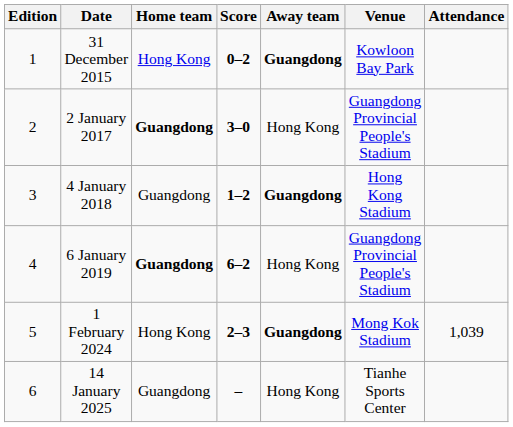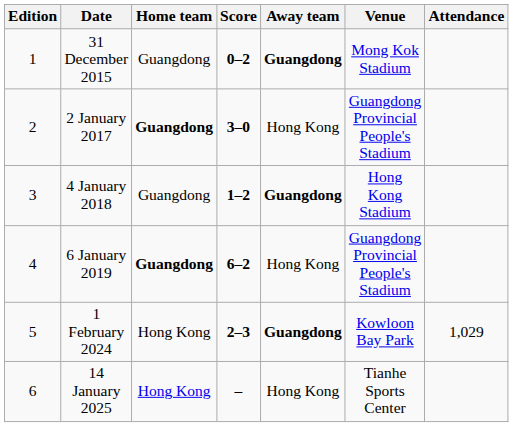(174, 58) Hong Kong -> (174, 58) Guangdong
(385, 58) Kowloon Bay Park -> (385, 58) Mong Kok Stadium
(385, 331) Mong Kok Stadium -> (385, 331) Kowloon Bay Park
(466, 331) 1,039 -> (466, 331) 1,029
(174, 391) Guangdong -> (174, 391) Hong Kong
